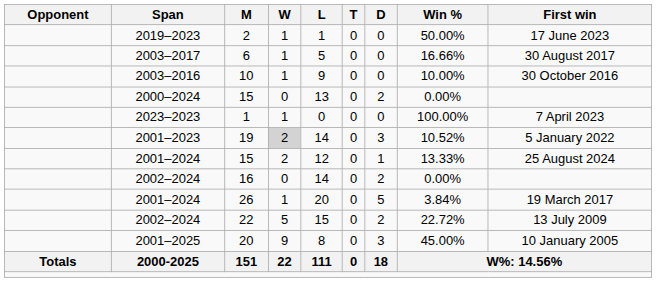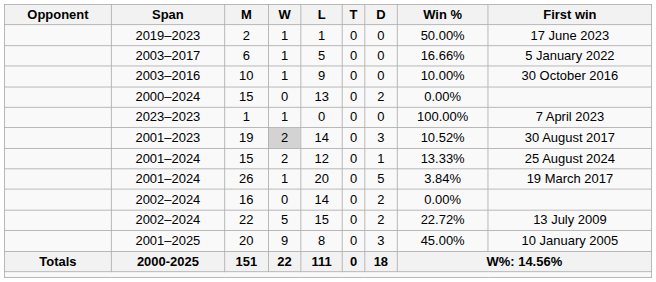(570, 55) 30 August 2017 -> (570, 55) 5 January 2022
(570, 138) 5 January 2022 -> (570, 138) 30 August 2017
rows swapped: (168, 179) <-> (168, 199)
